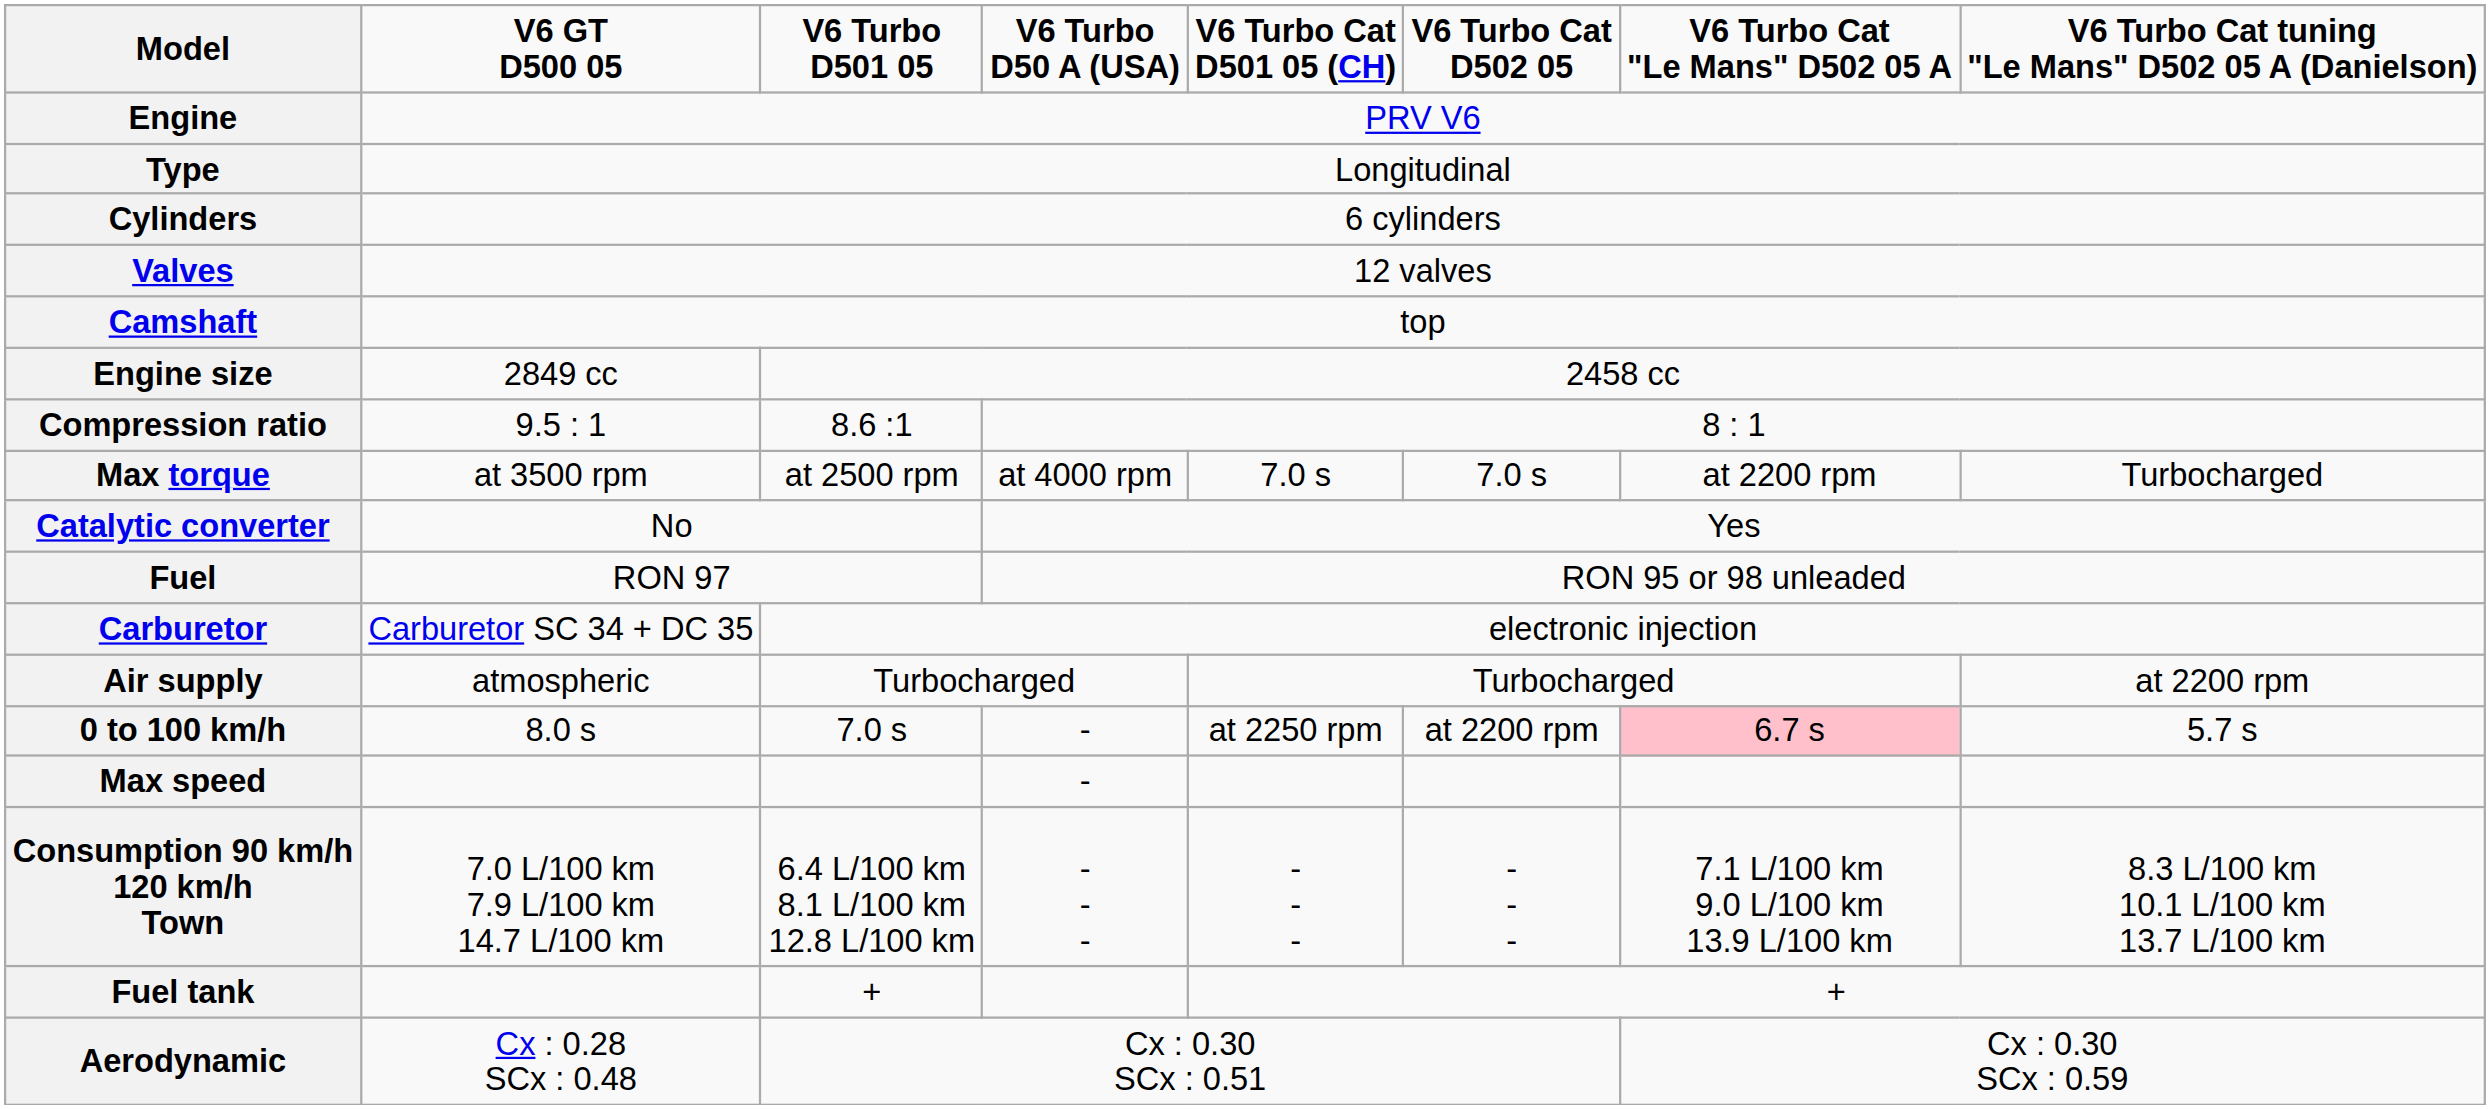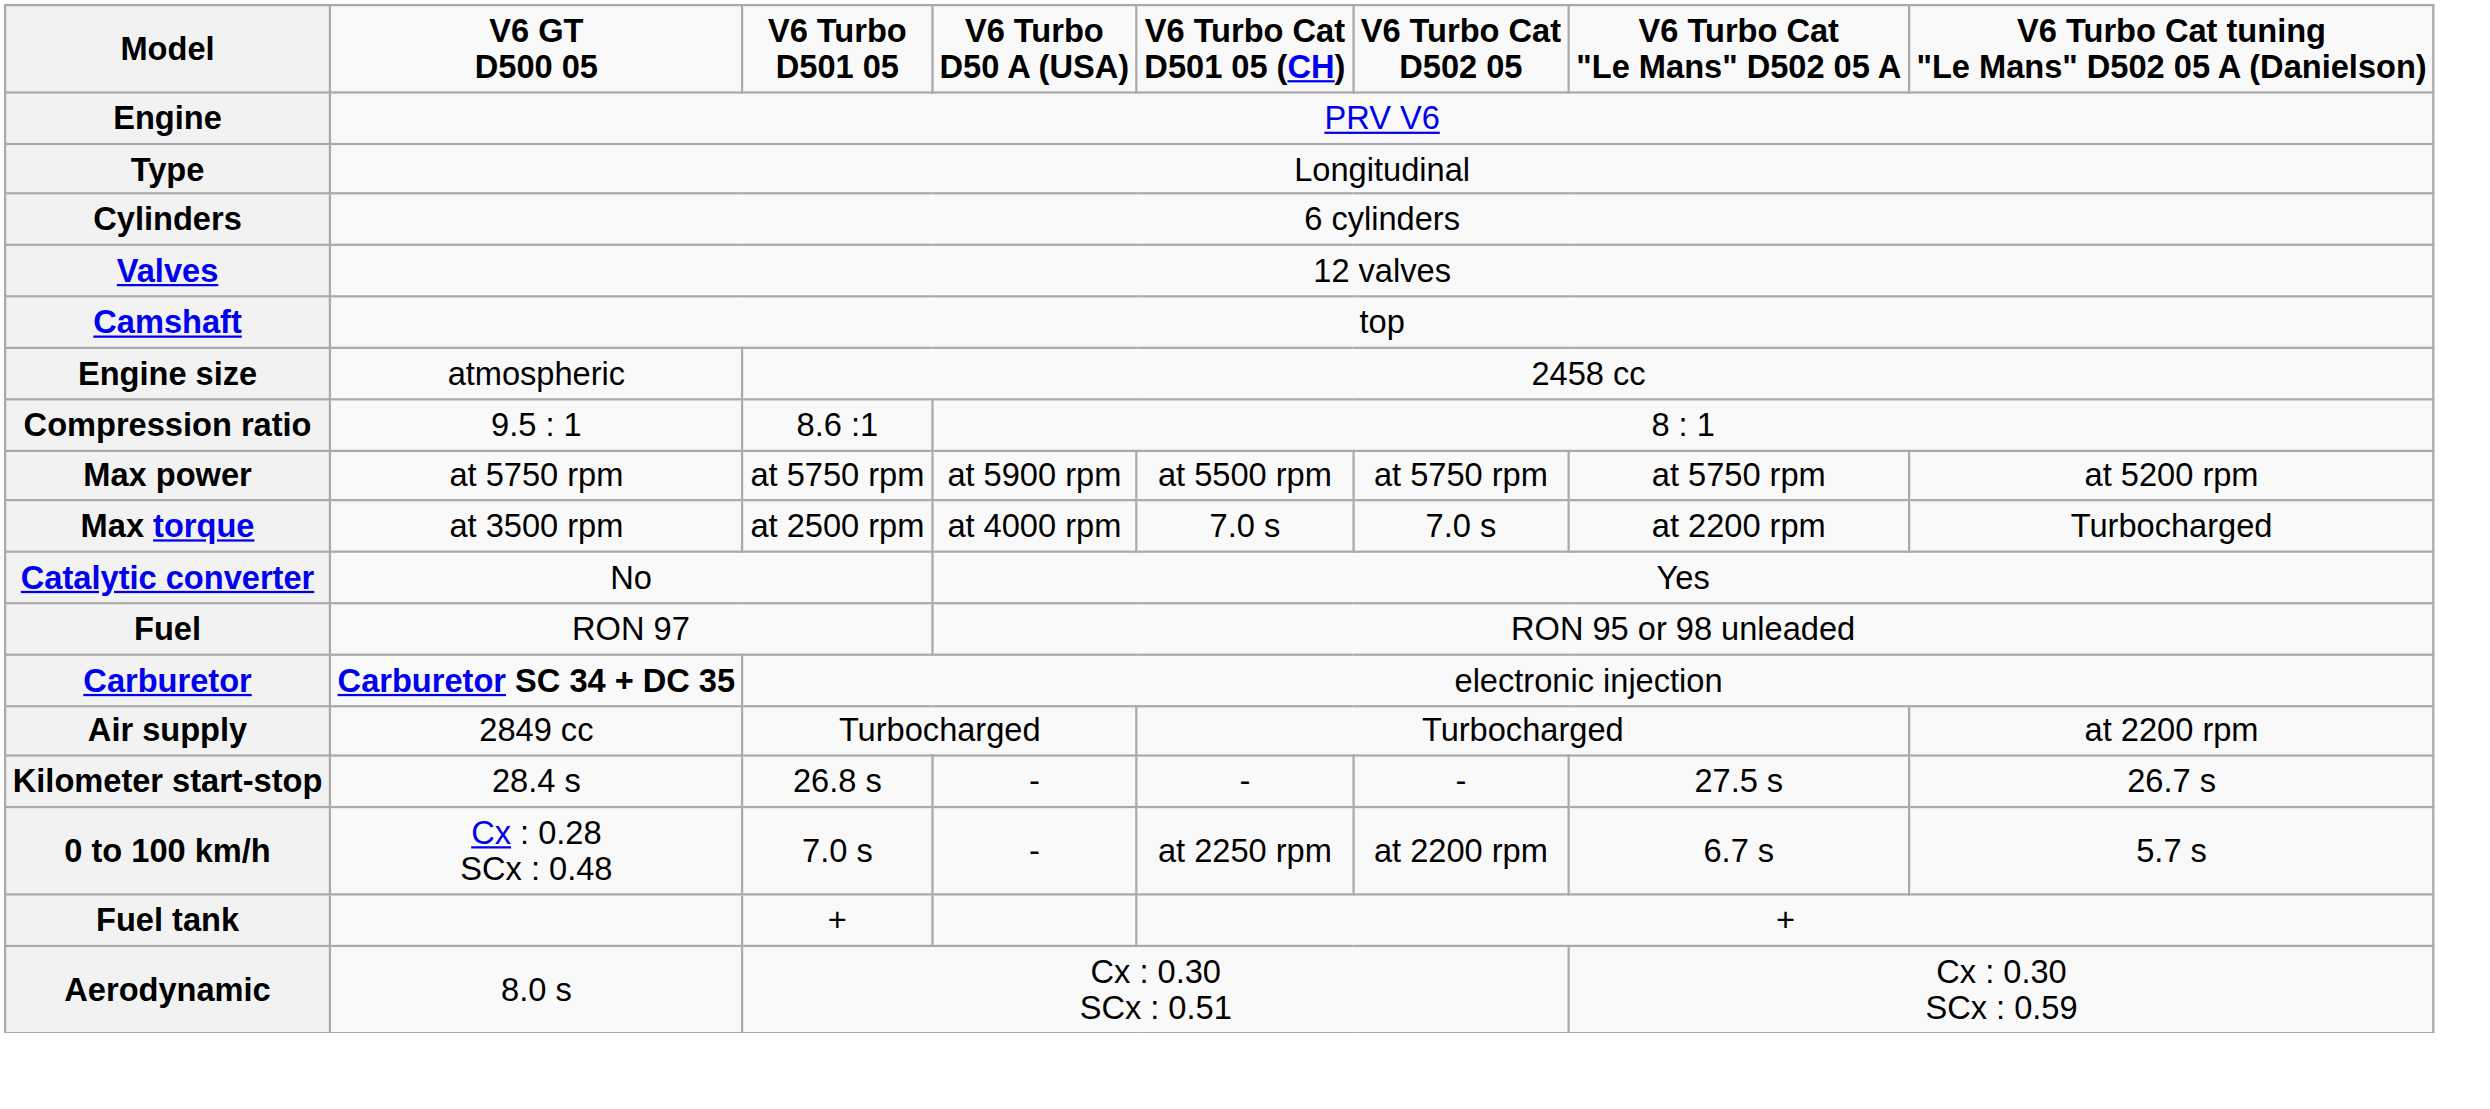(561, 373) 2849 cc -> (536, 373) atmospheric
+ row: (168, 475)
(561, 628) normal -> (536, 679) bold
(561, 679) atmospheric -> (536, 730) 2849 cc
+ row: (168, 781)
(561, 730) 8.0 s -> (536, 850) Cx : 0.28 SCx : 0.48
(1790, 730) pink background -> (1739, 850) no background
- row: (183, 781)
- row: (183, 886)
(561, 1060) Cx : 0.28 SCx : 0.48 -> (536, 989) 8.0 s
